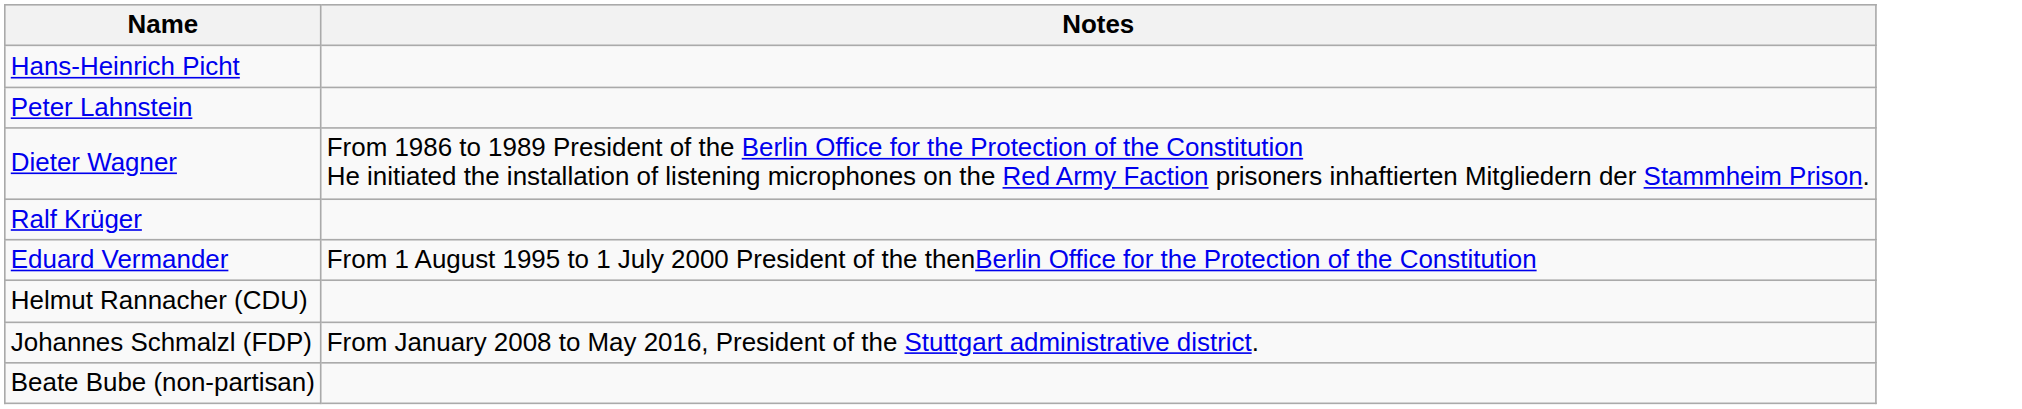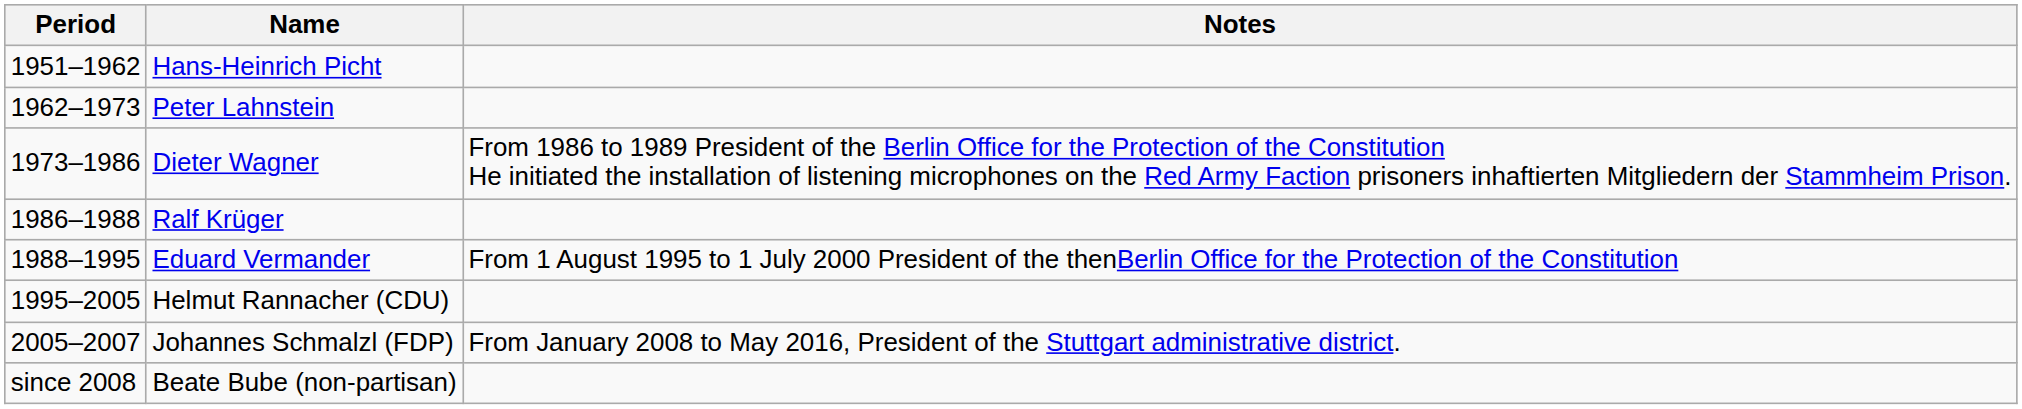+ column: (76, 25)
